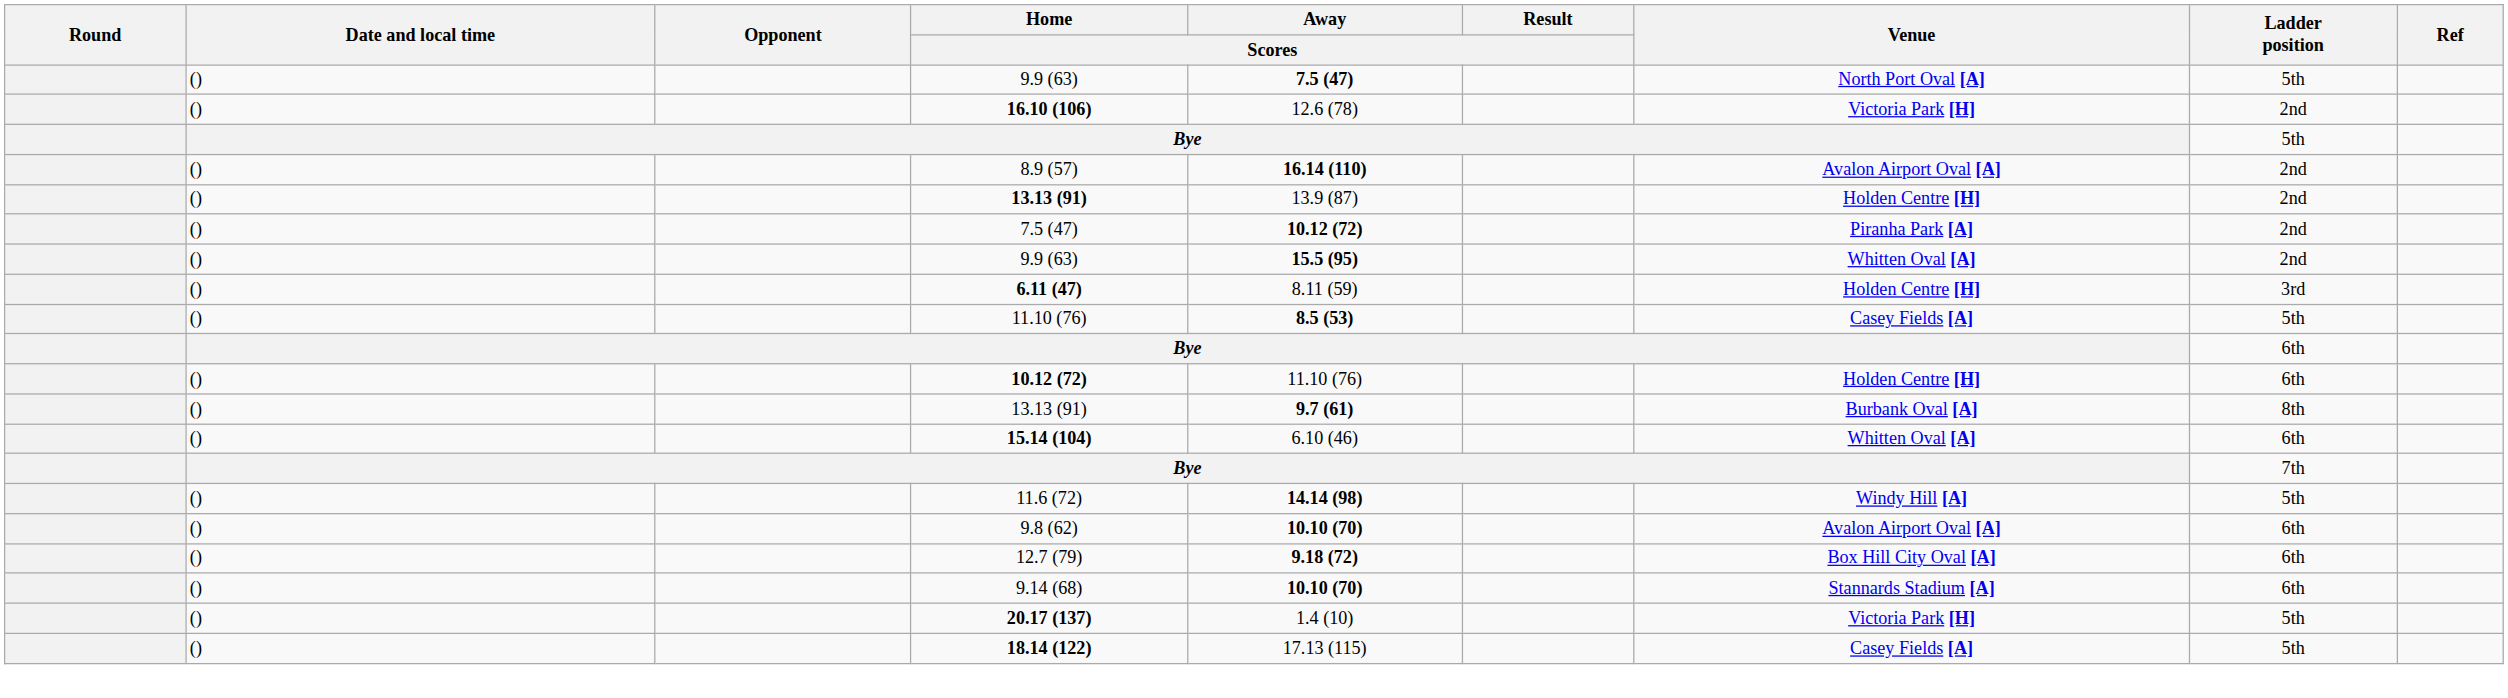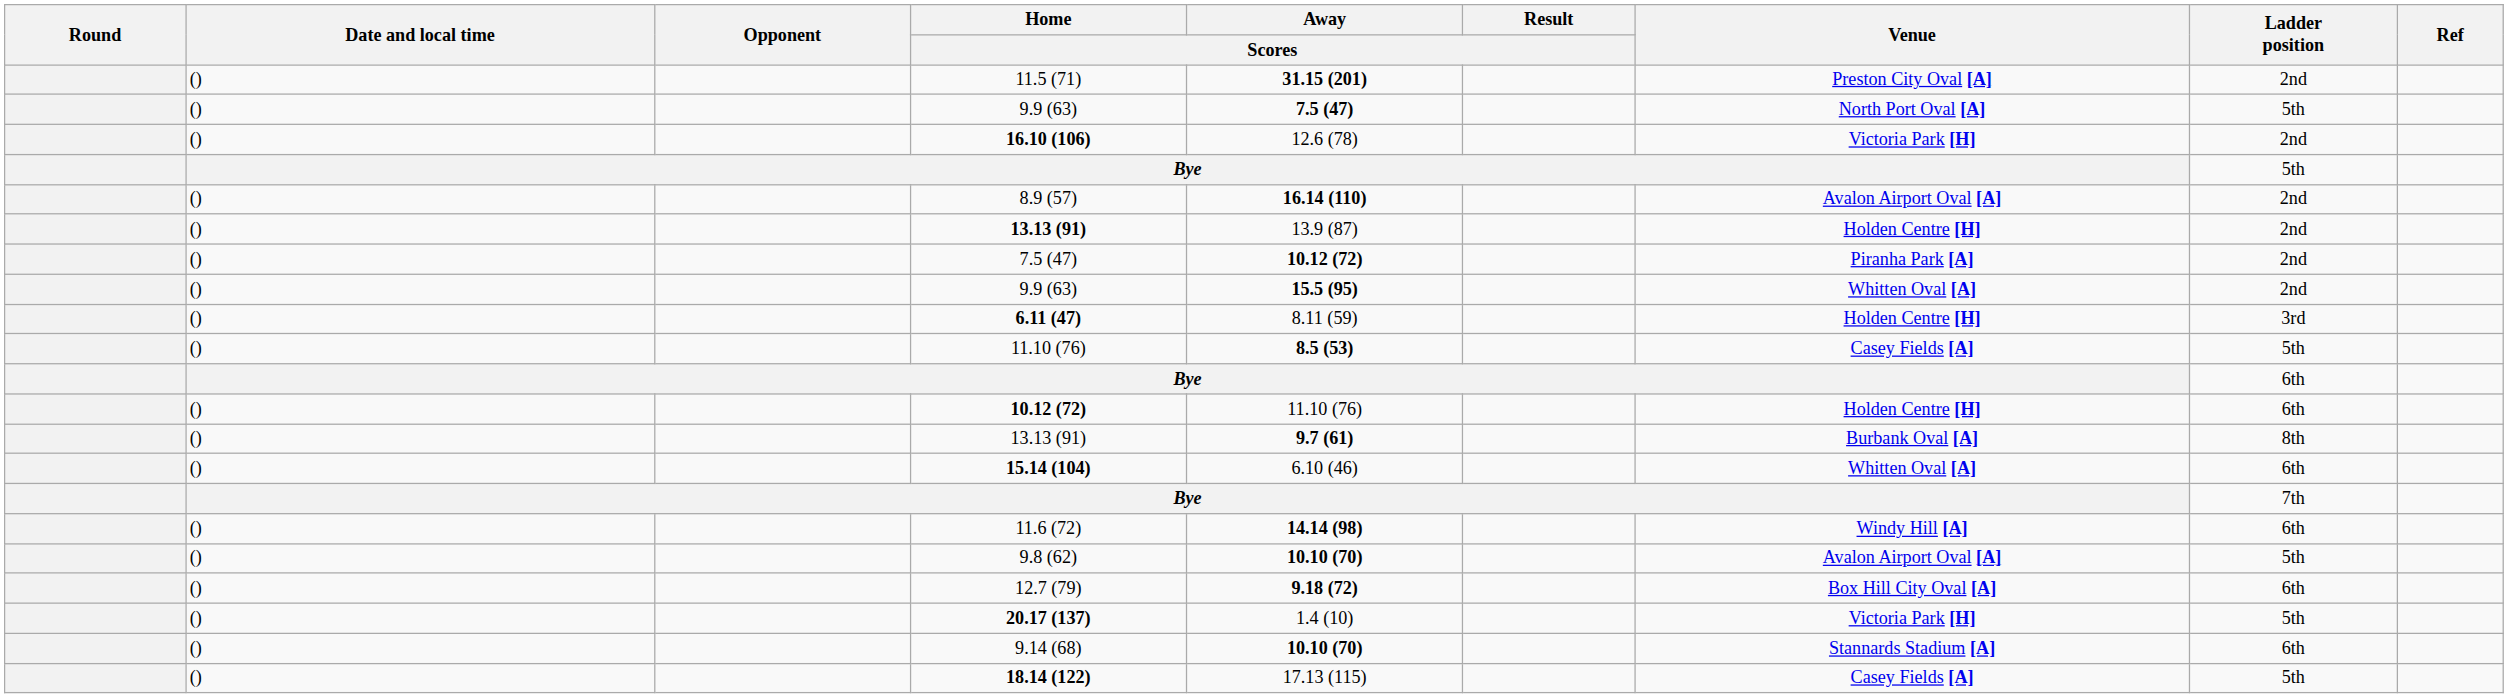+ row: (196, 79)
(2293, 498) 5th -> (2293, 528) 6th
(2293, 528) 6th -> (2293, 558) 5th
rows swapped: (196, 588) <-> (196, 618)
